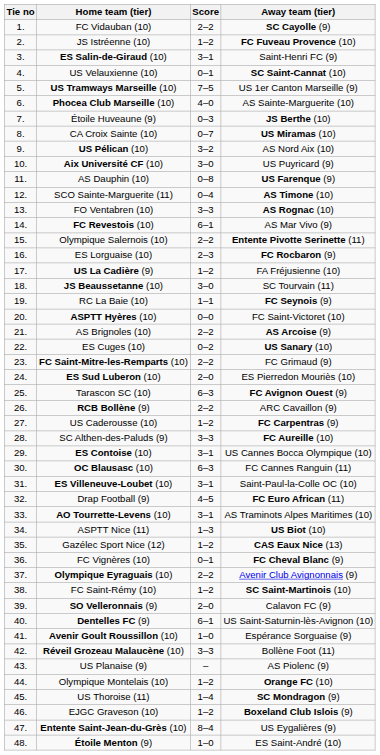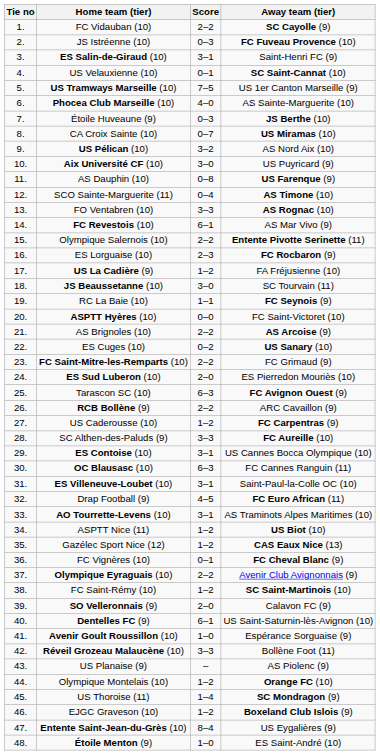(206, 42) 1–2 -> (206, 42) 0–3
(206, 529) 1–3 -> (206, 529) 1–2
